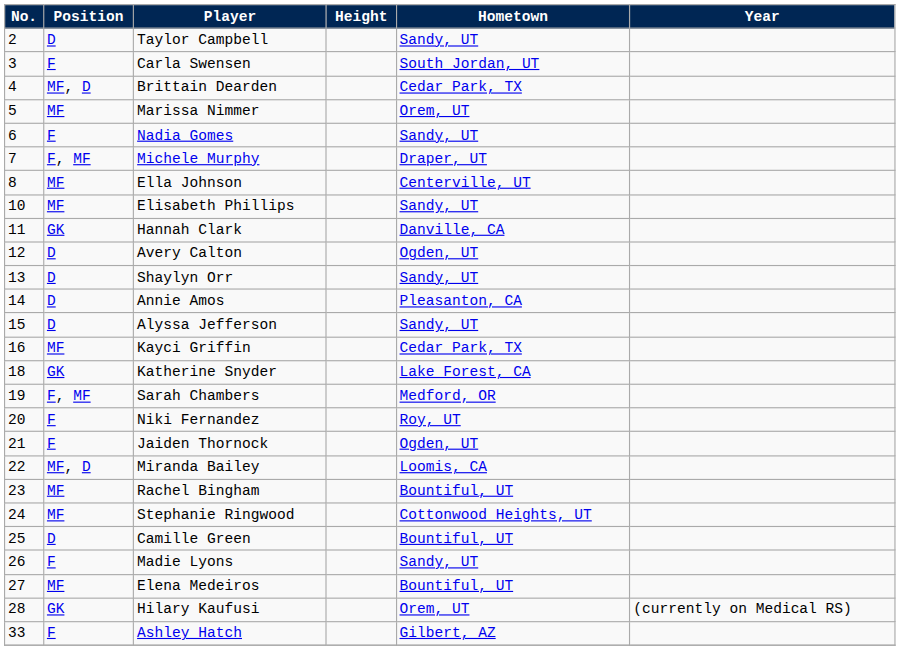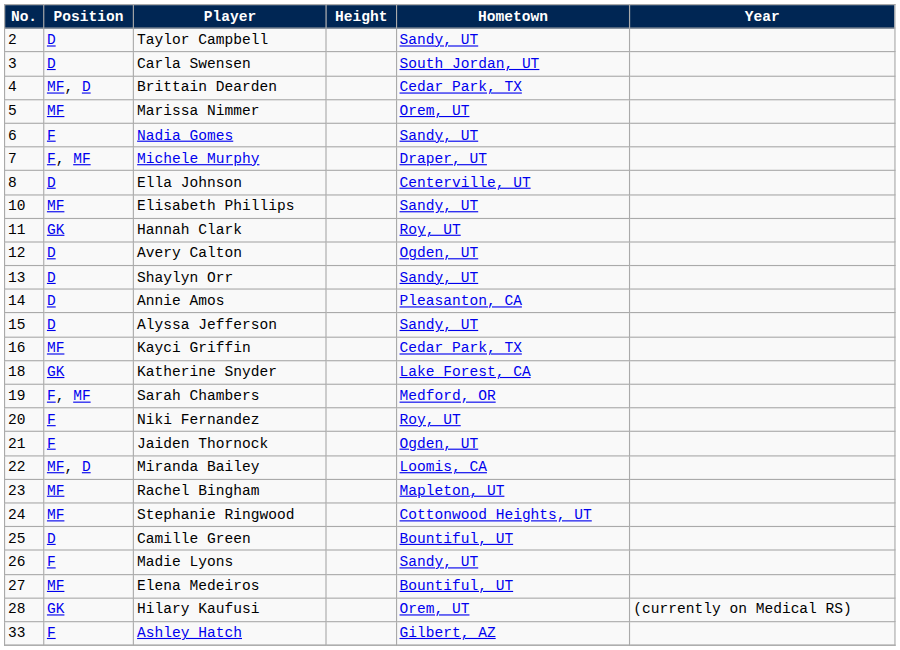(51, 64) F -> (51, 64) D
(56, 183) MF -> (51, 183) D
(452, 230) Danville, CA -> (430, 230) Roy, UT
(456, 491) Bountiful, UT -> (452, 491) Mapleton, UT
